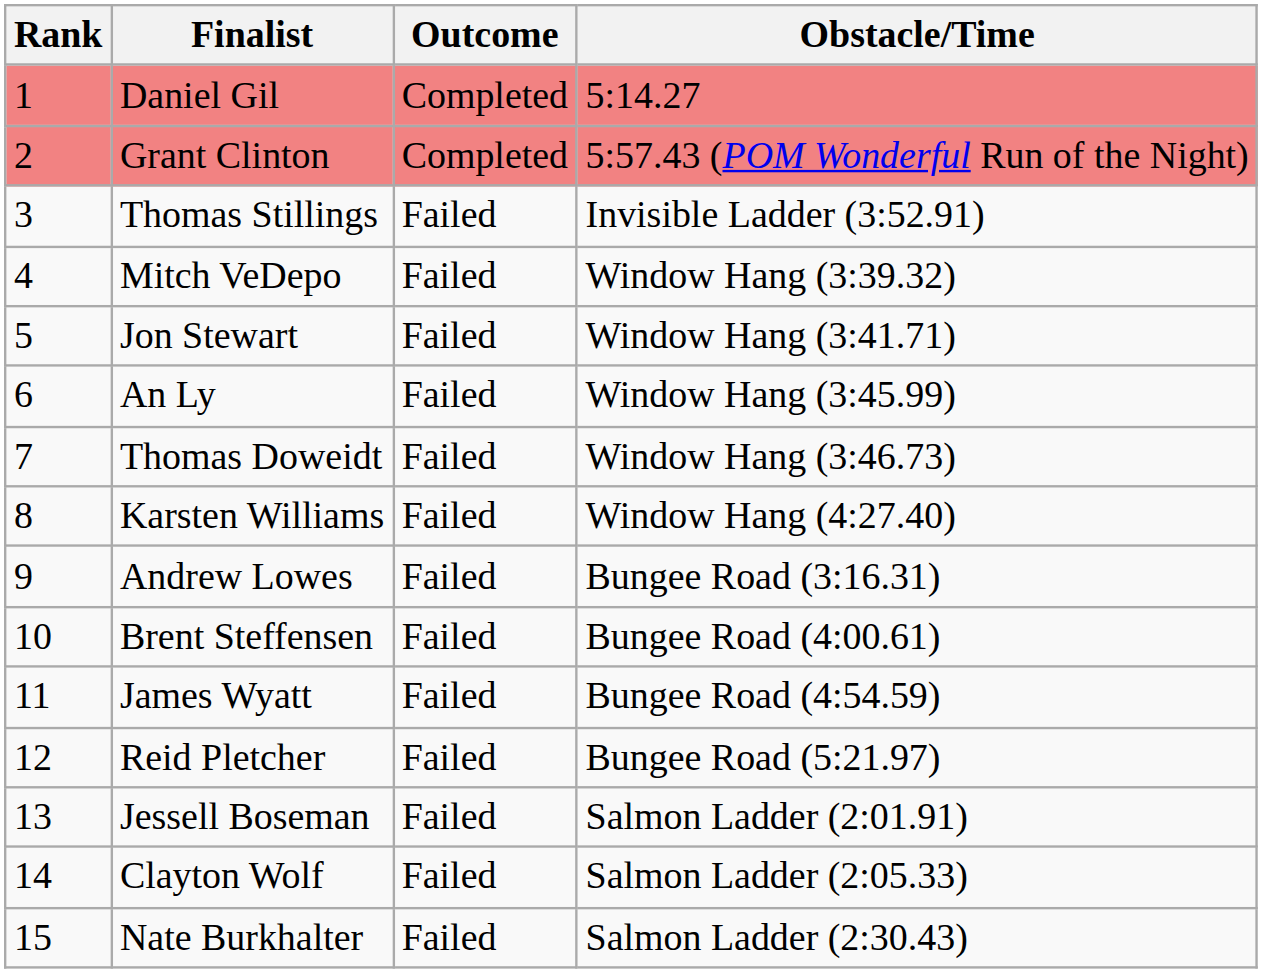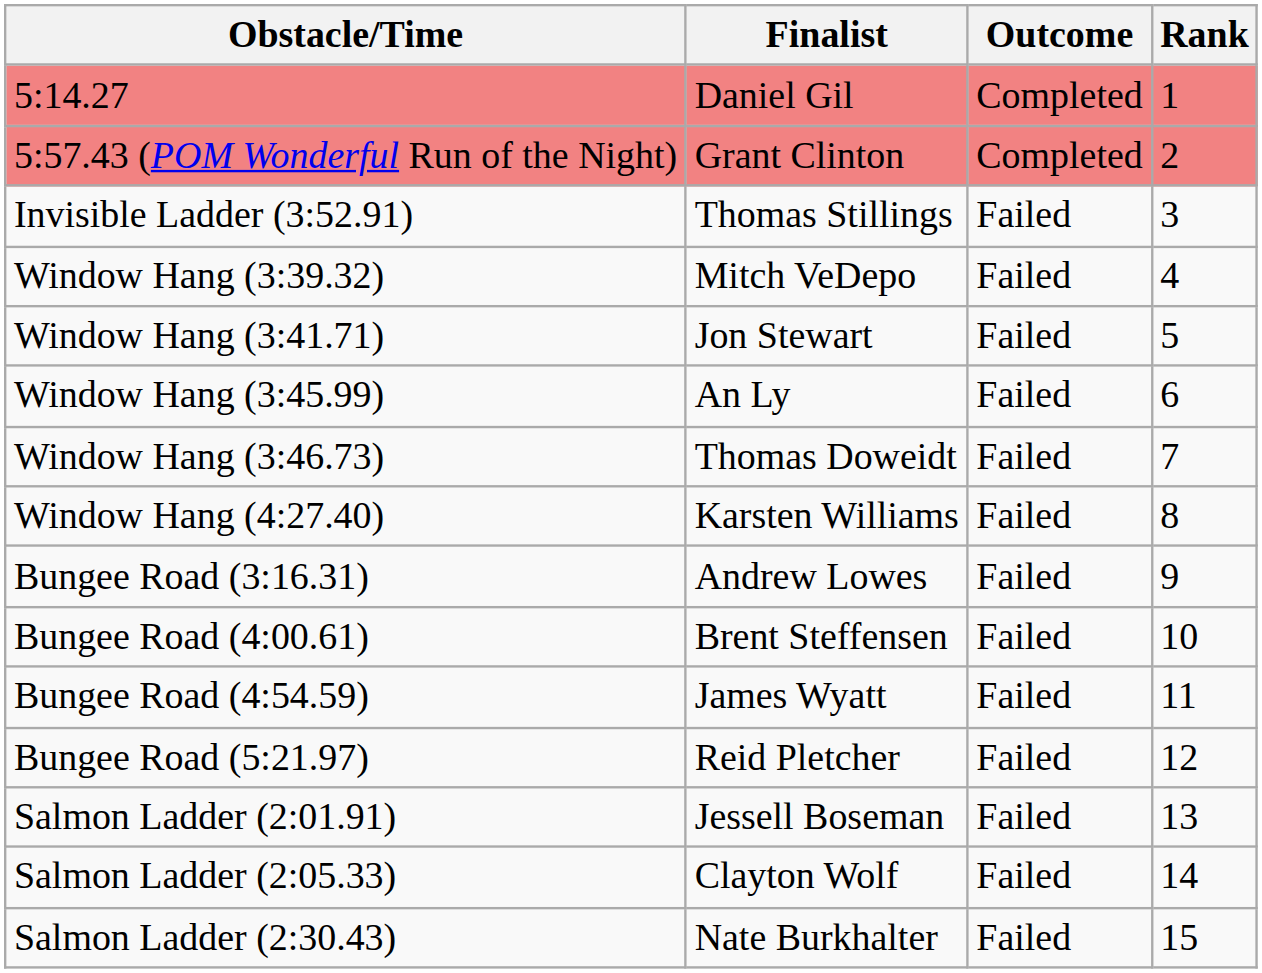columns swapped: (58, 34) <-> (917, 34)
